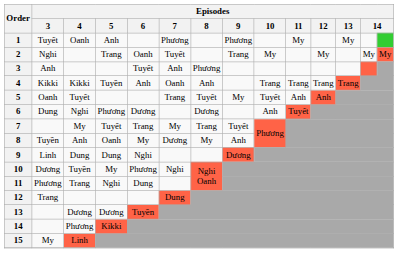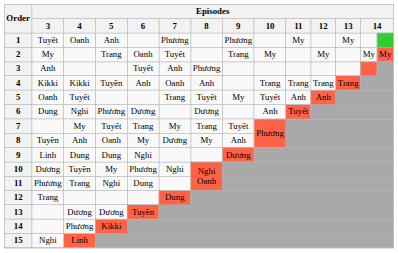(48, 54) Nghi -> (48, 54) My
(48, 240) My -> (48, 240) Nghi
